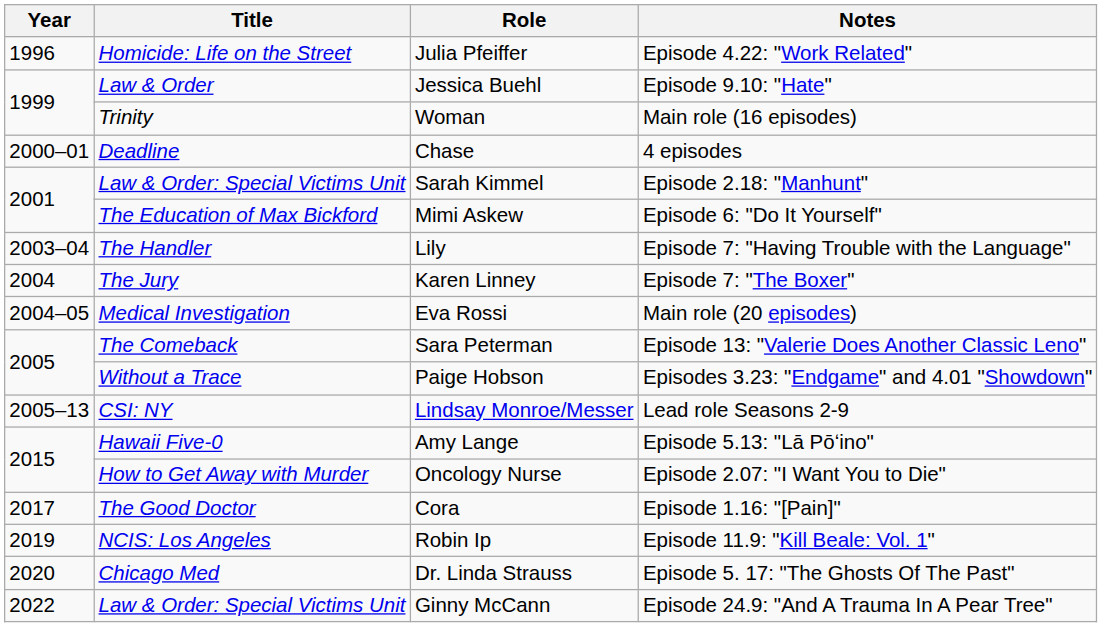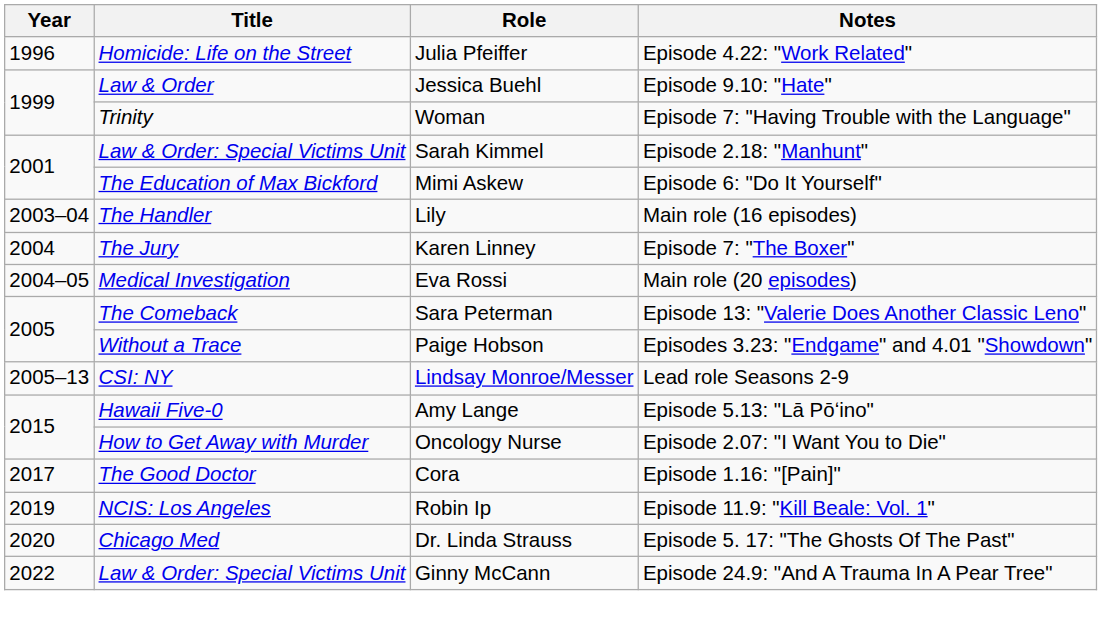(750, 118) Main role (16 episodes) -> (857, 118) Episode 7: "Having Trouble with the Language"
- row: (445, 150)
(857, 248) Episode 7: "Having Trouble with the Language" -> (750, 215) Main role (16 episodes)
